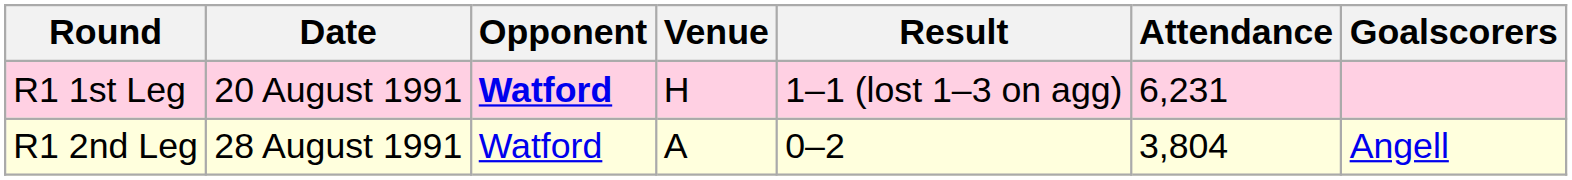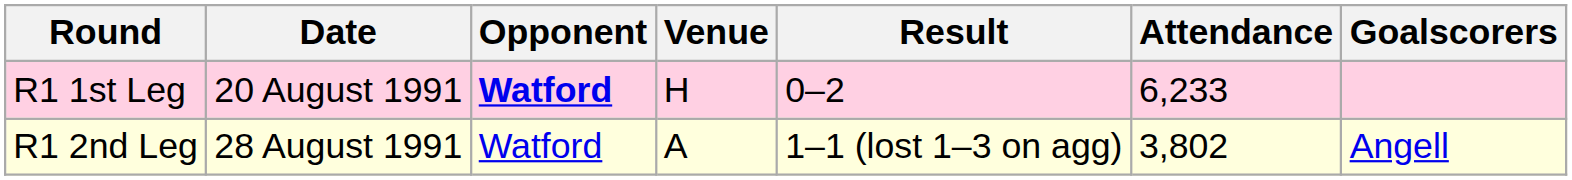(954, 89) 1–1 (lost 1–3 on agg) -> (815, 89) 0–2
(1184, 89) 6,231 -> (1184, 89) 6,233
(815, 145) 0–2 -> (954, 145) 1–1 (lost 1–3 on agg)
(1184, 145) 3,804 -> (1184, 145) 3,802
